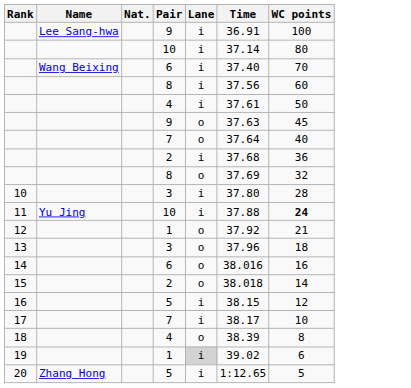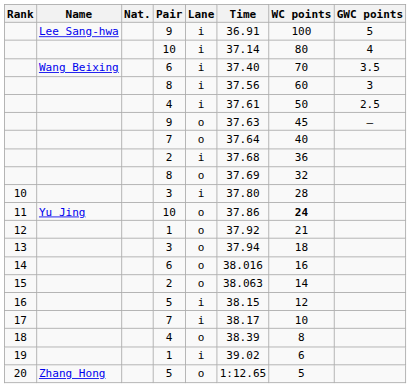+ column: (370, 13)
(201, 212) i -> (201, 212) o
(243, 212) 37.88 -> (243, 212) 37.86
(243, 248) 37.96 -> (243, 248) 37.94
(243, 284) 38.018 -> (243, 284) 38.063
(201, 356) lightgrey background -> (201, 356) no background
(201, 374) i -> (201, 374) o
